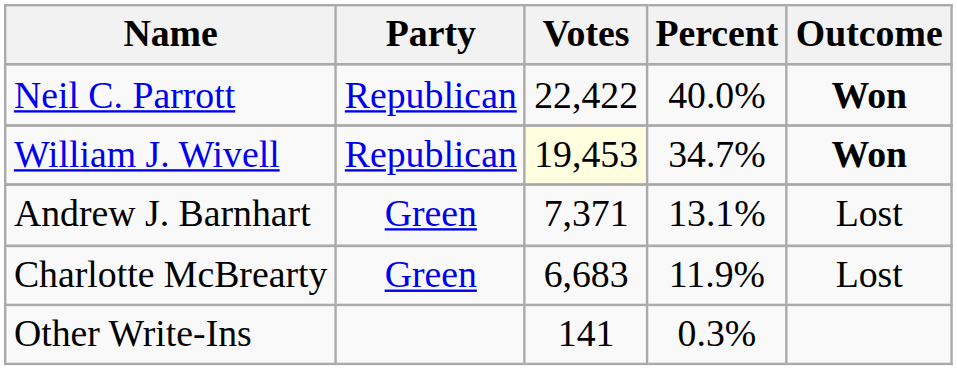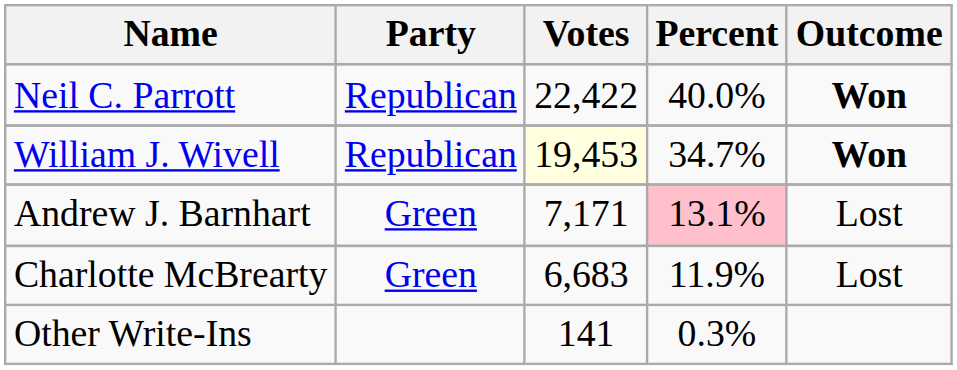(586, 214) 7,371 -> (586, 214) 7,171
(717, 214) no background -> (717, 214) pink background
